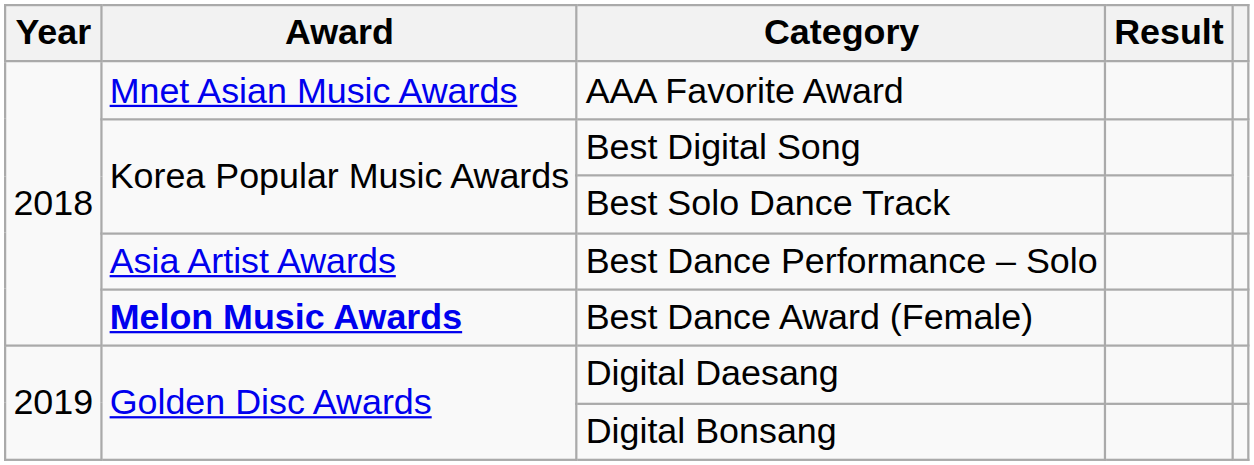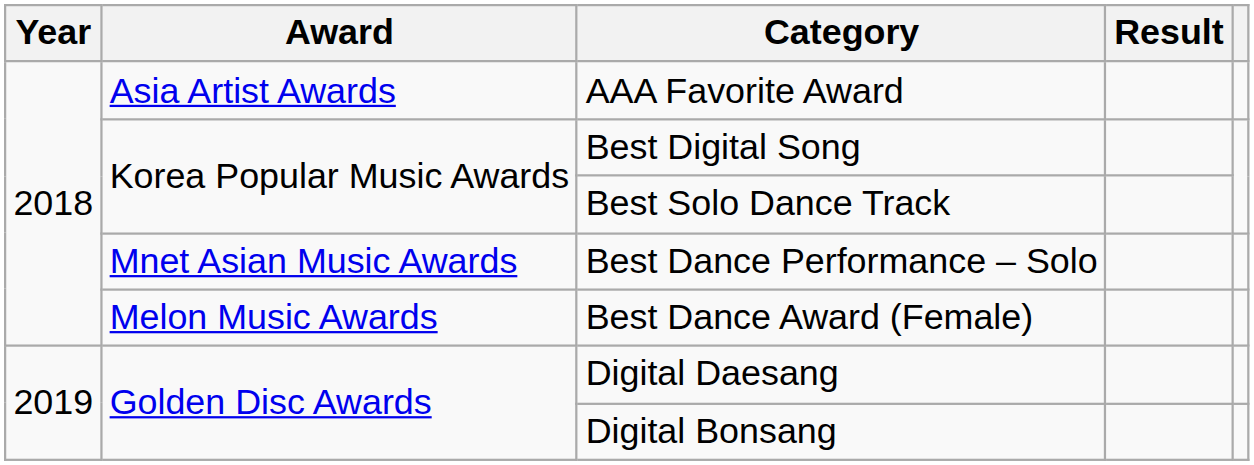(313, 89) Mnet Asian Music Awards -> (253, 89) Asia Artist Awards
(253, 260) Asia Artist Awards -> (313, 260) Mnet Asian Music Awards
(286, 317) bold -> (274, 317) normal
